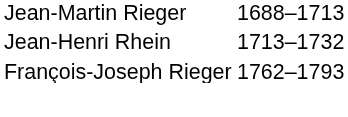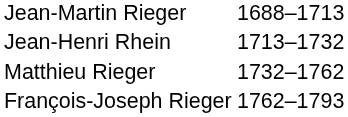+ row: (80, 71)
